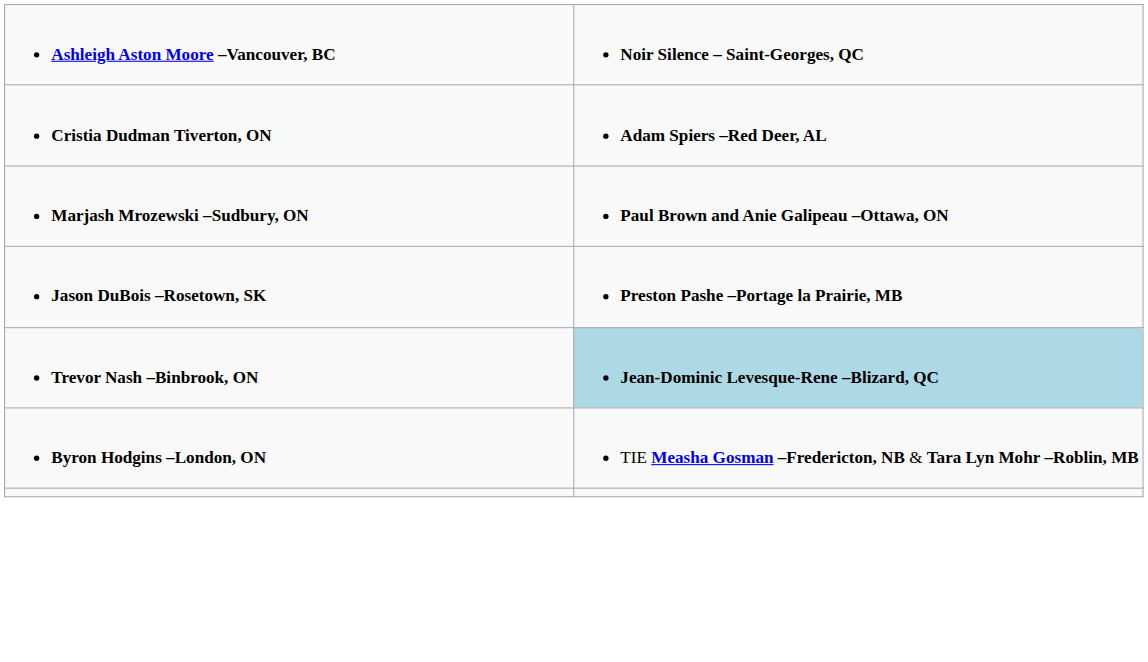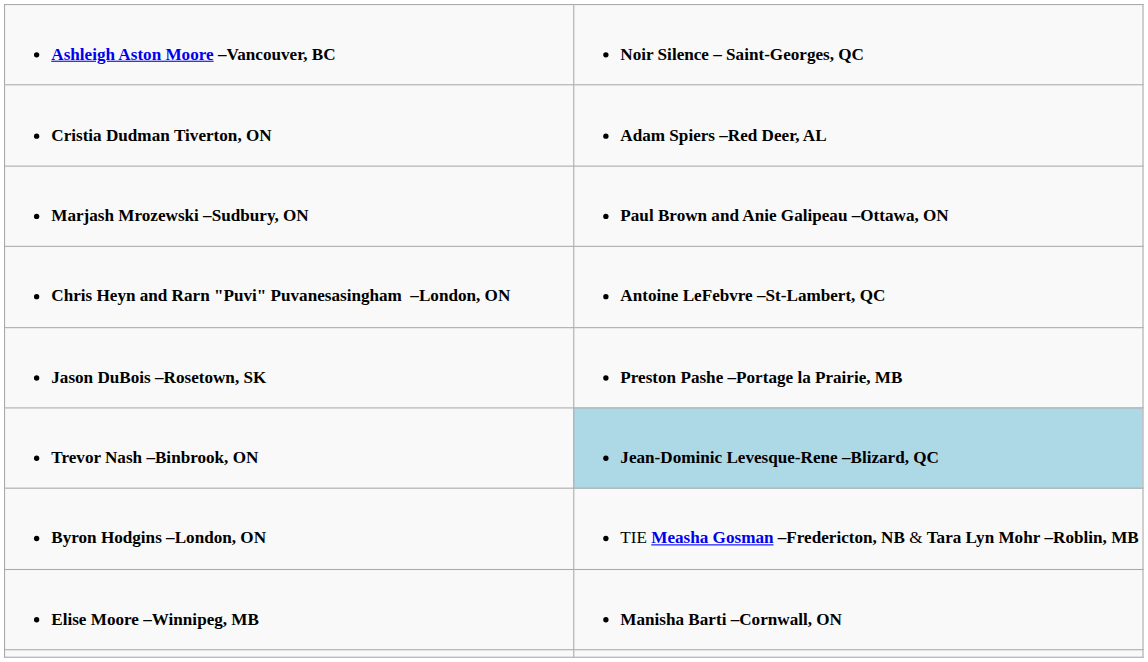+ row: (289, 296)
+ row: (289, 619)
